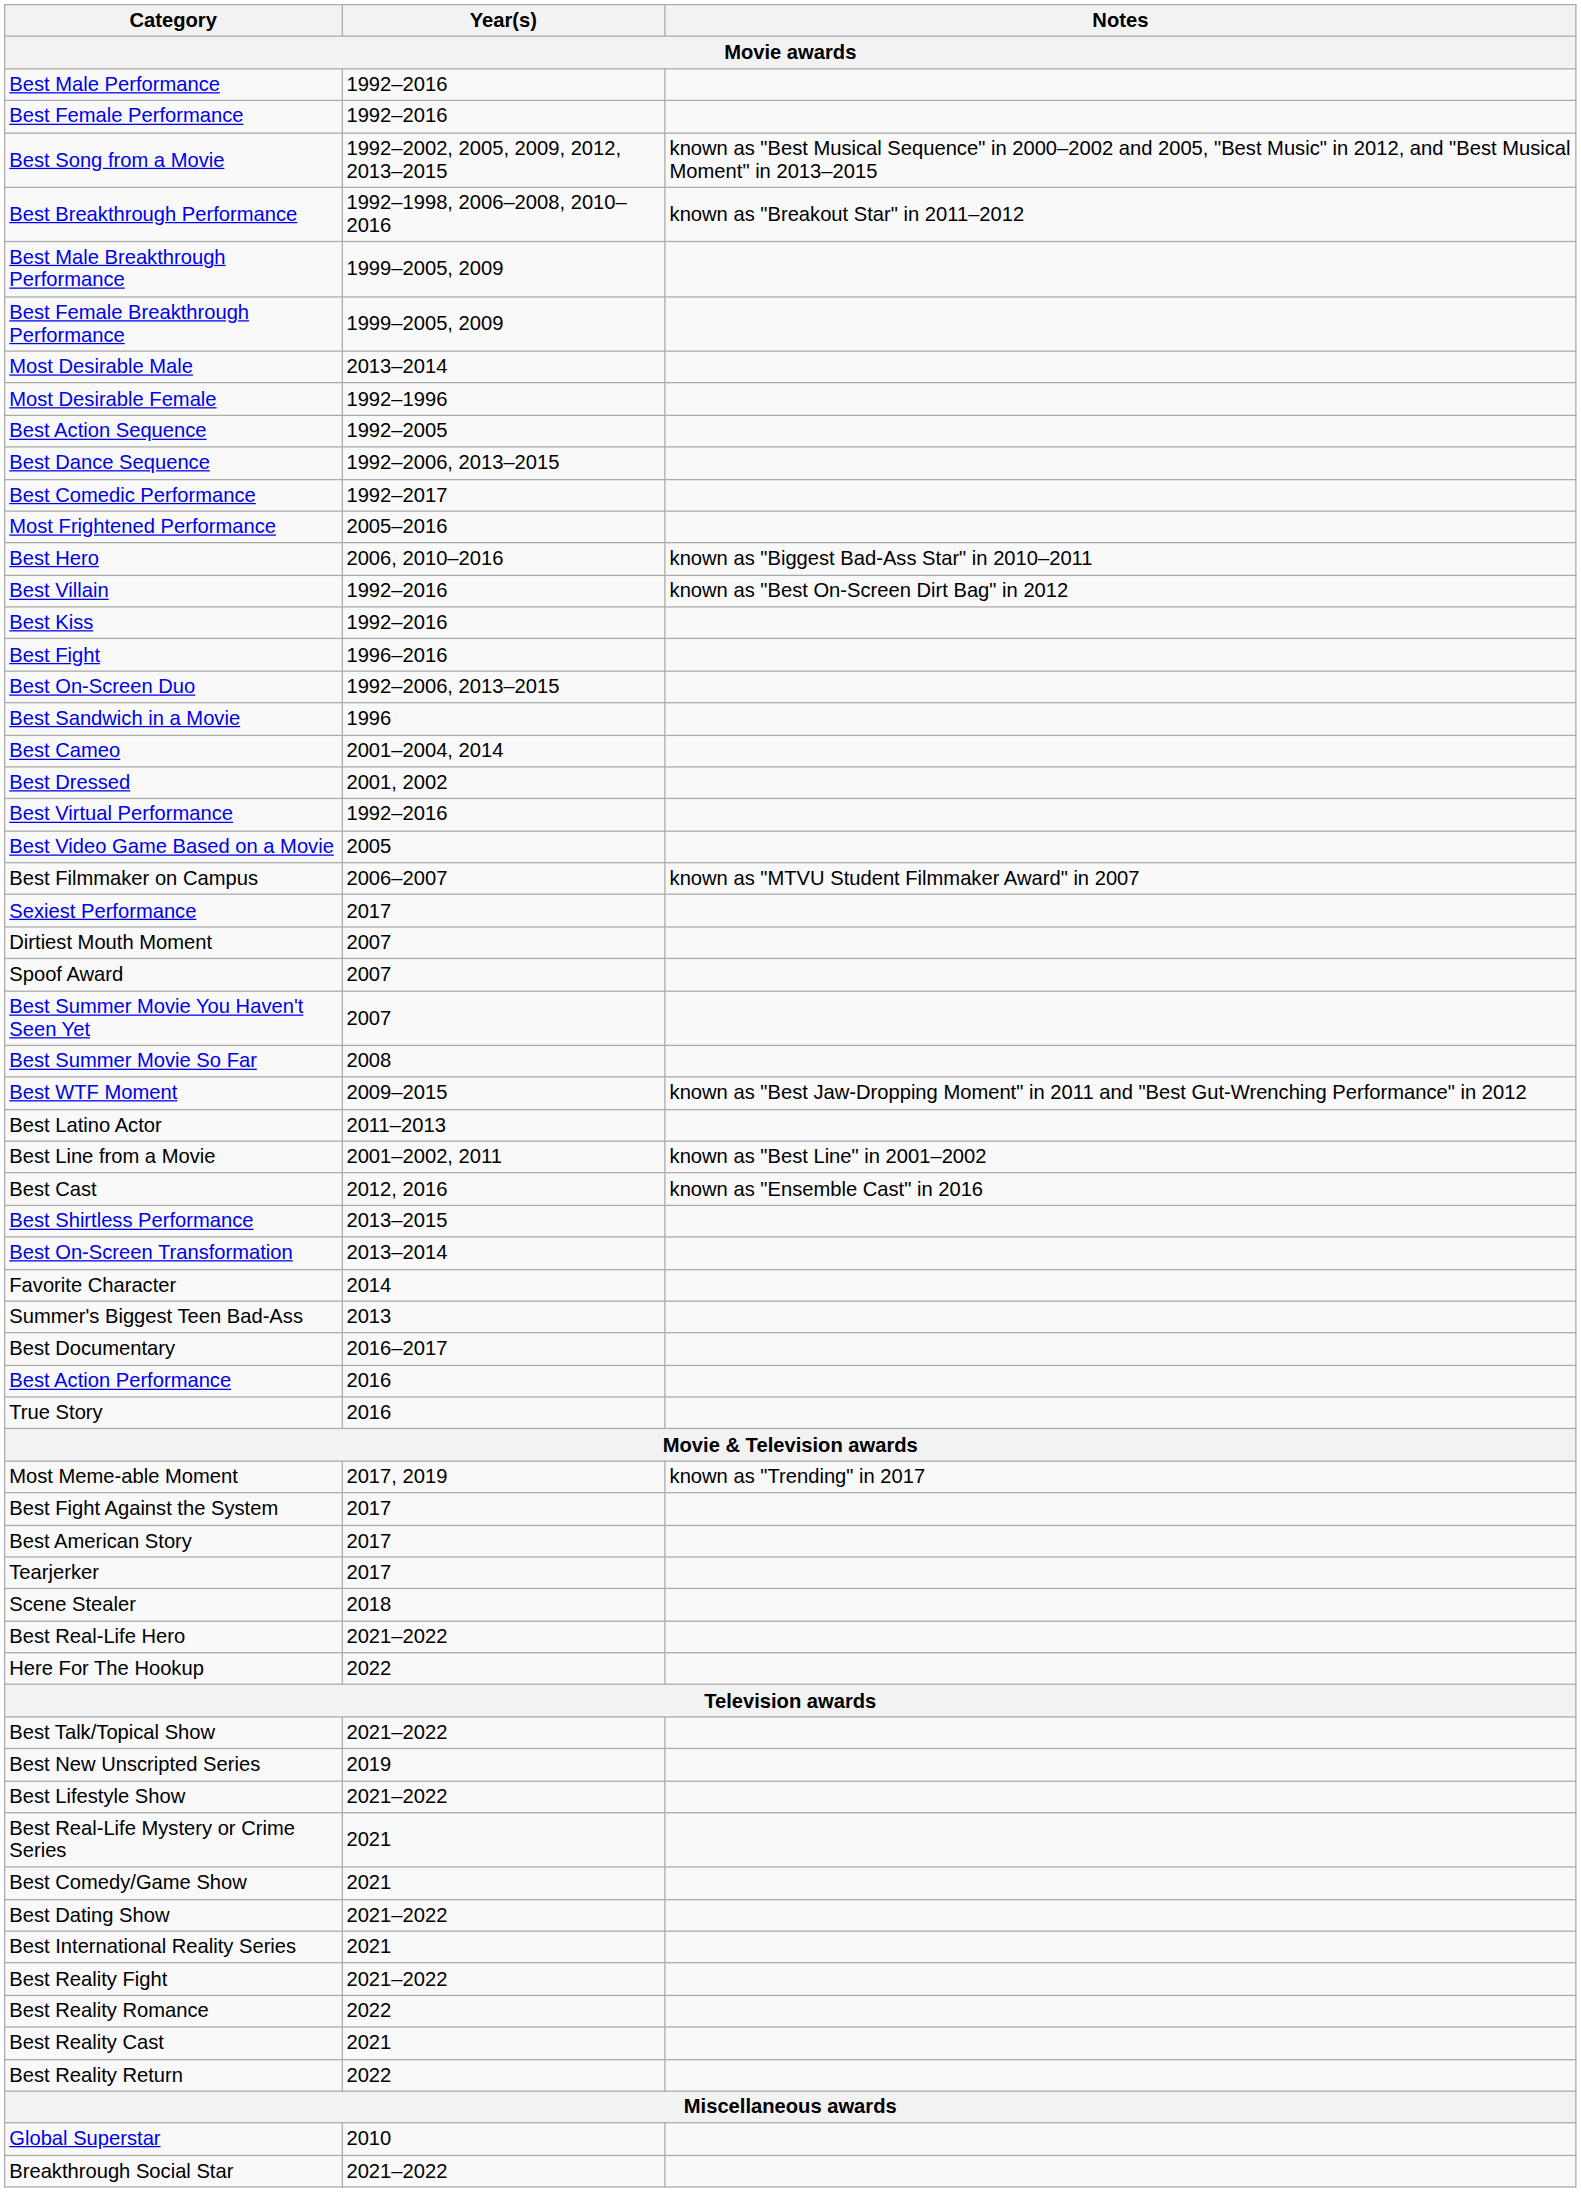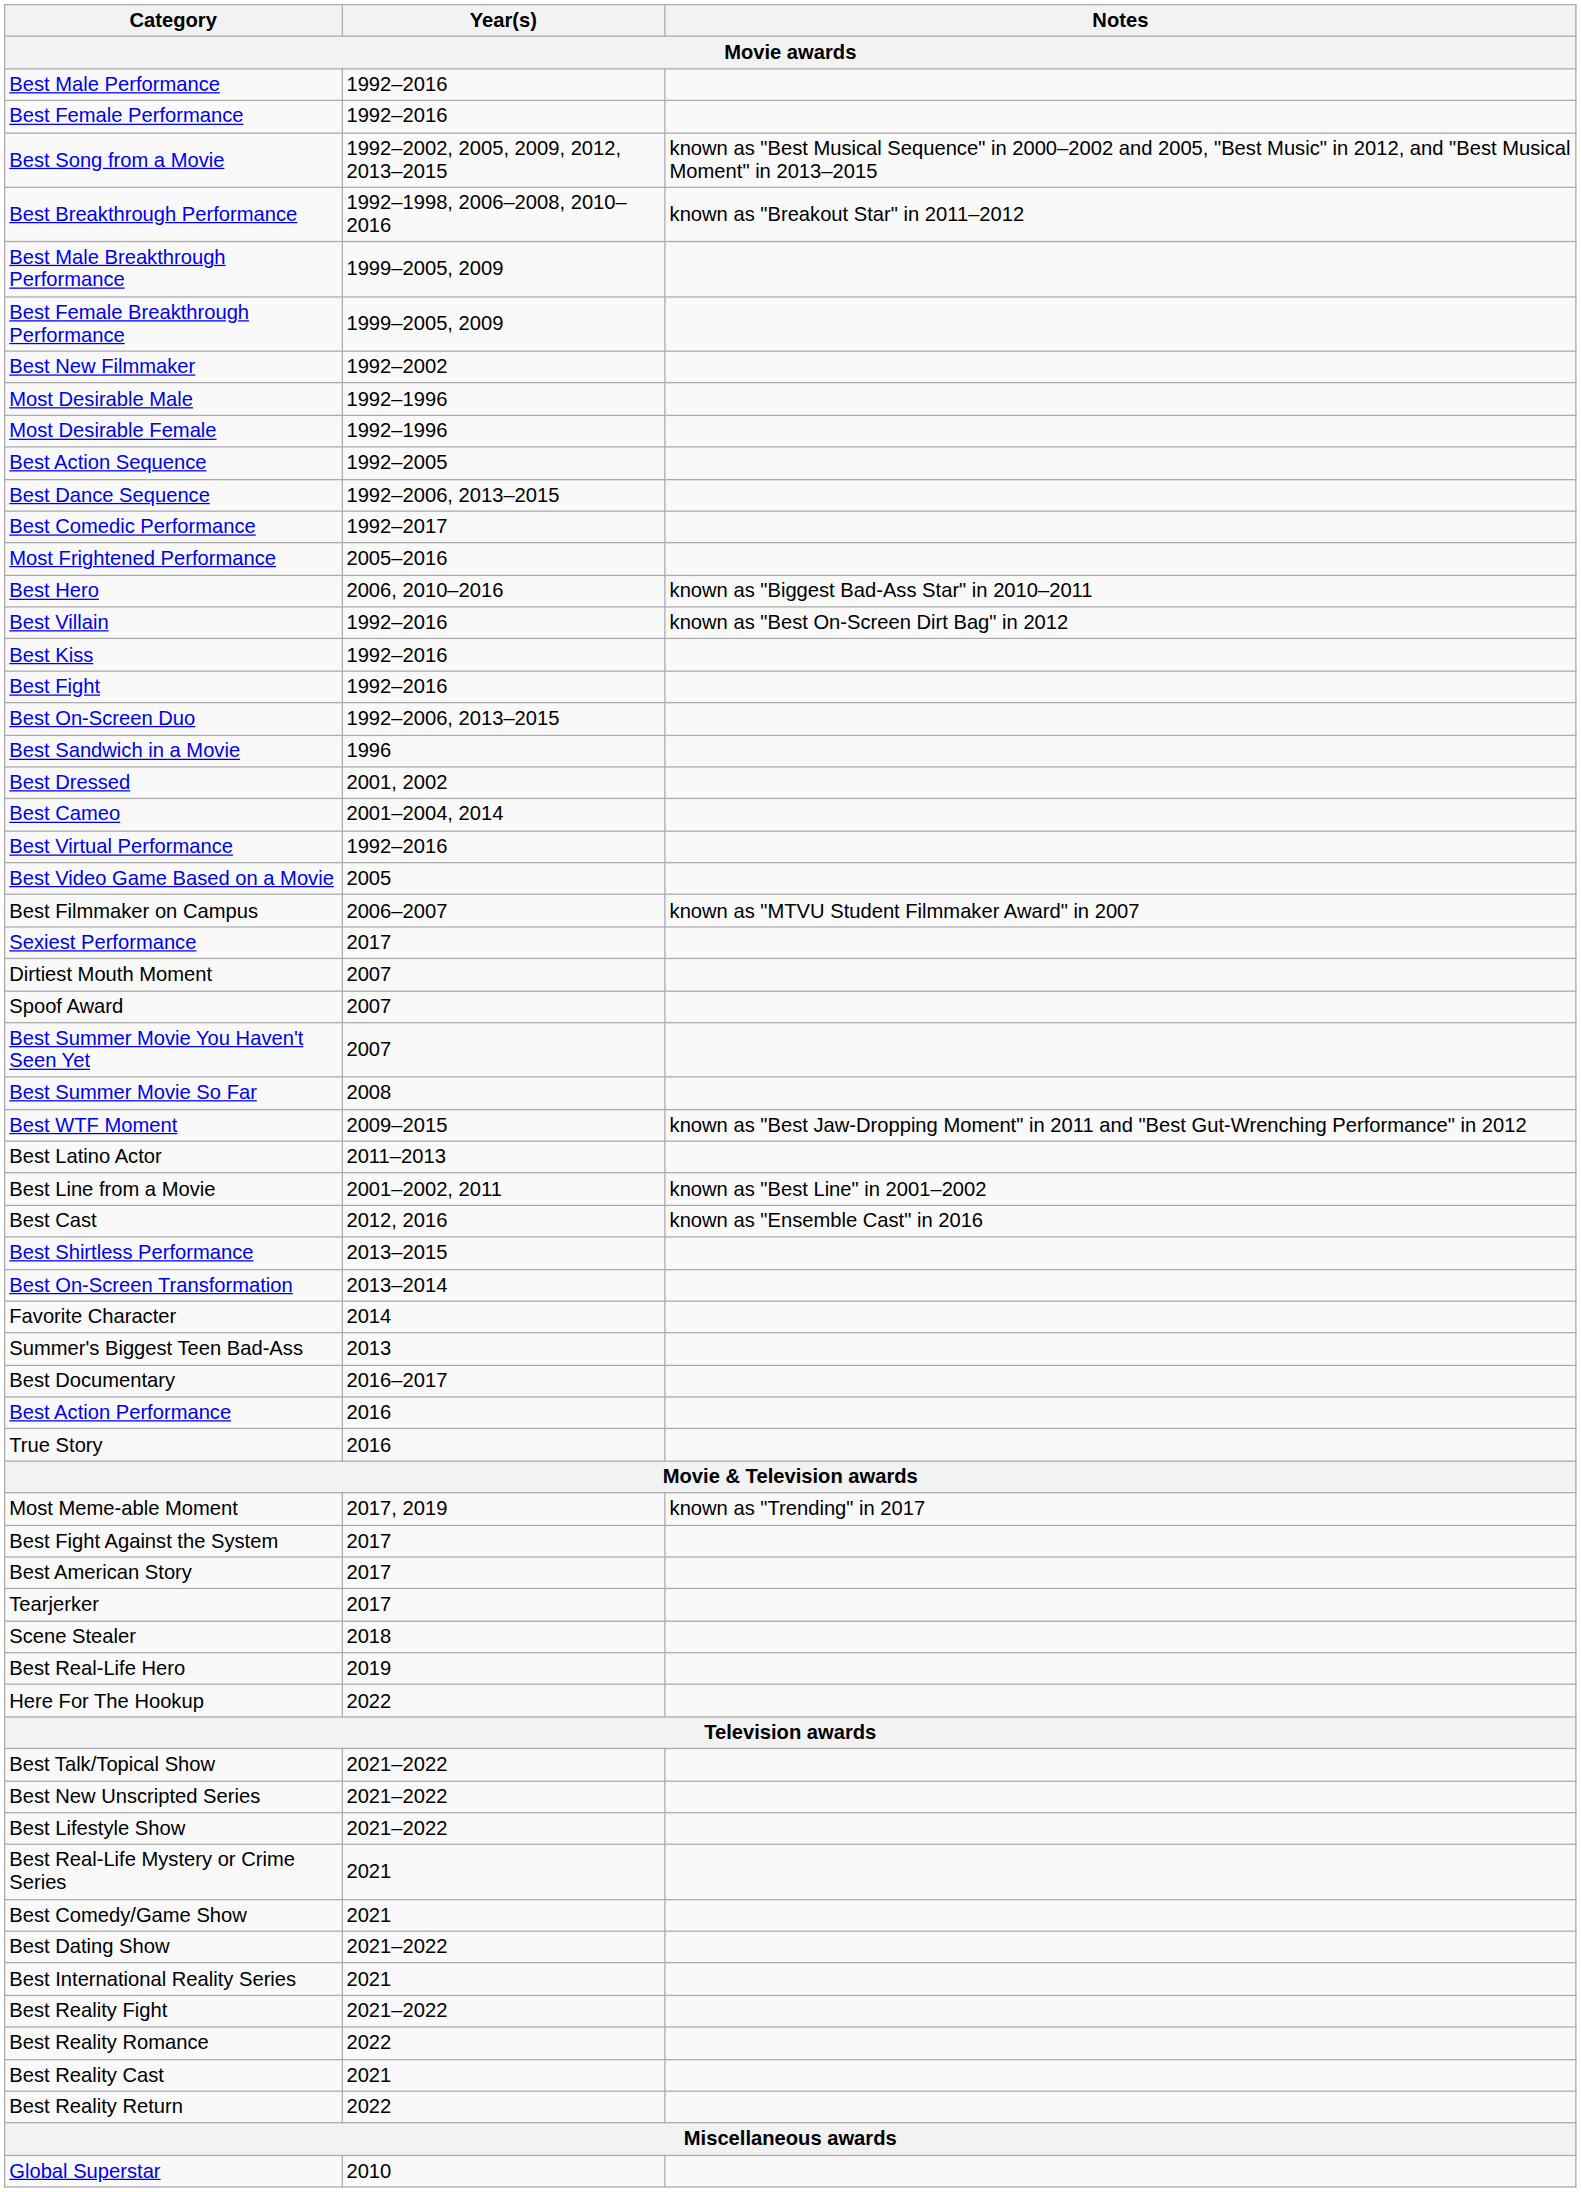+ row: (102, 366)
(397, 366) 2013–2014 -> (397, 398) 1992–1996
(397, 654) 1996–2016 -> (397, 686) 1992–2016
rows swapped: (65, 750) <-> (70, 782)
(397, 1636) 2021–2022 -> (369, 1668) 2019
(369, 1764) 2019 -> (397, 1796) 2021–2022
- row: (121, 2170)
